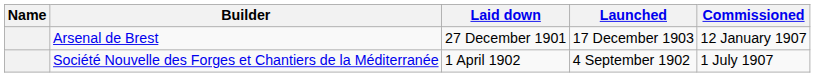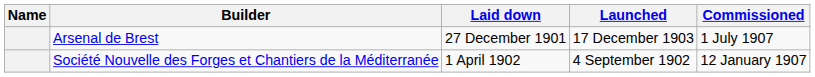(754, 38) 12 January 1907 -> (737, 38) 1 July 1907
(737, 60) 1 July 1907 -> (754, 60) 12 January 1907
